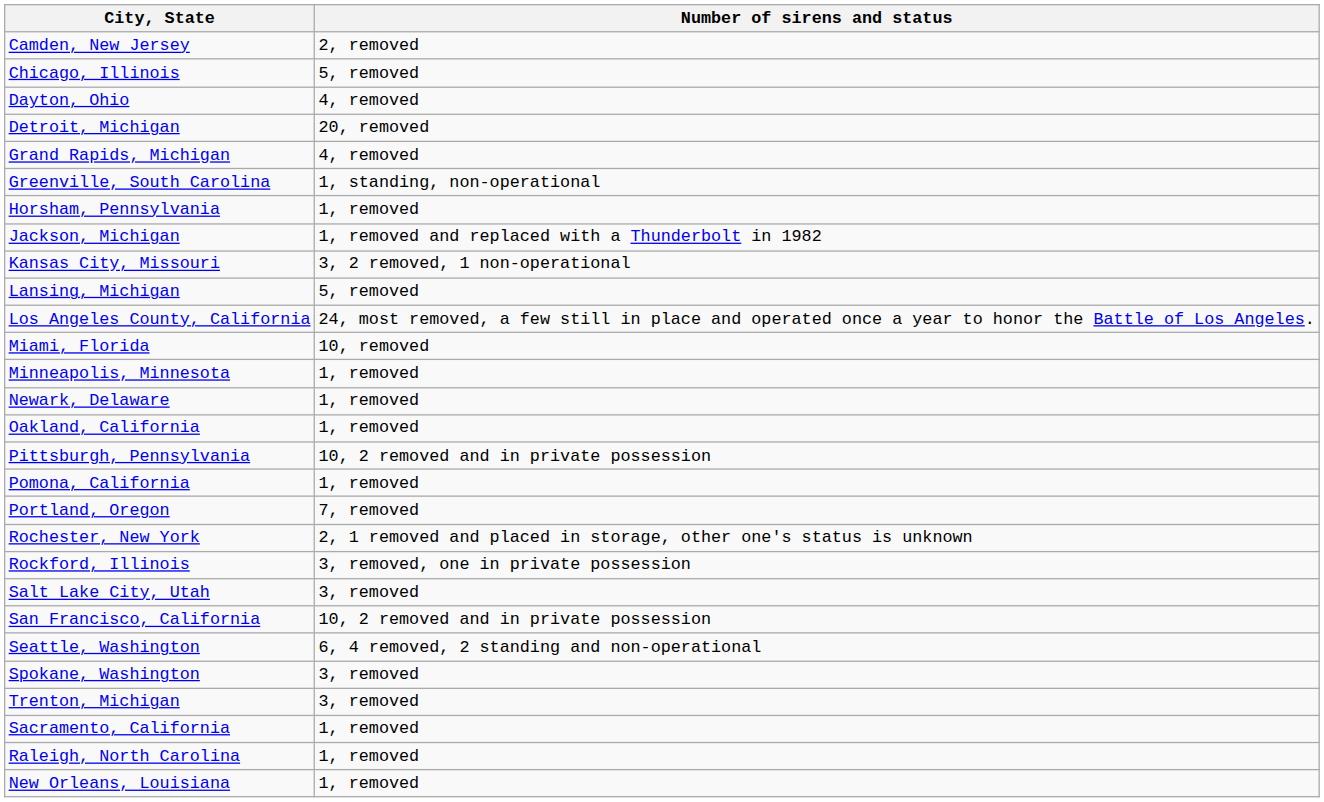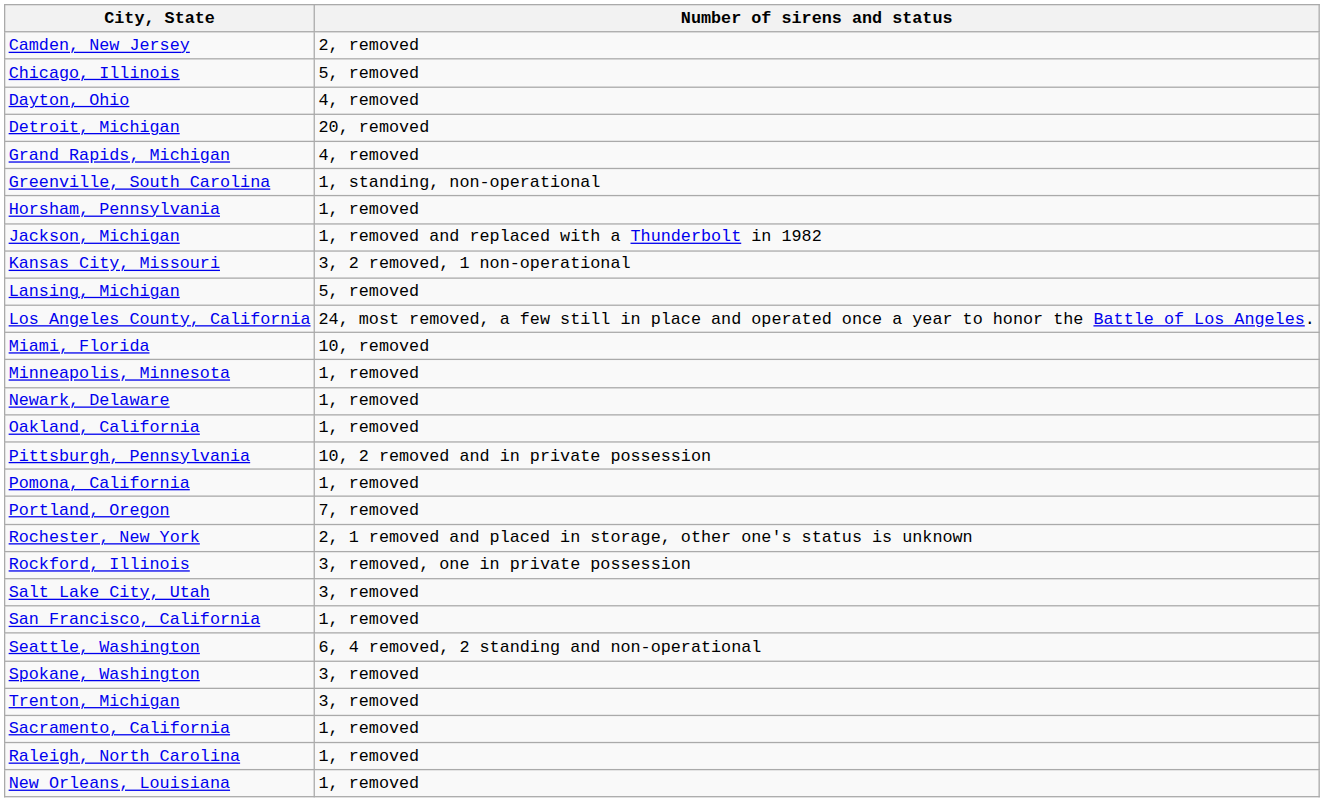(515, 620) 10, 2 removed and in private possession -> (369, 620) 1, removed
